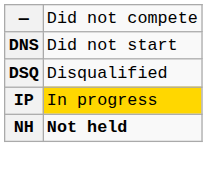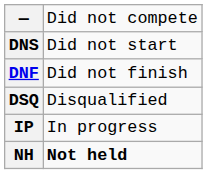+ row: (24, 73)
(102, 100) gold background -> (102, 128) no background
